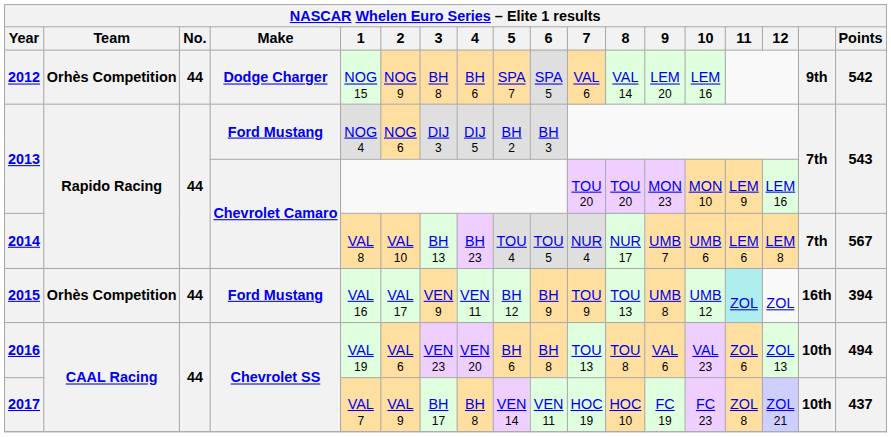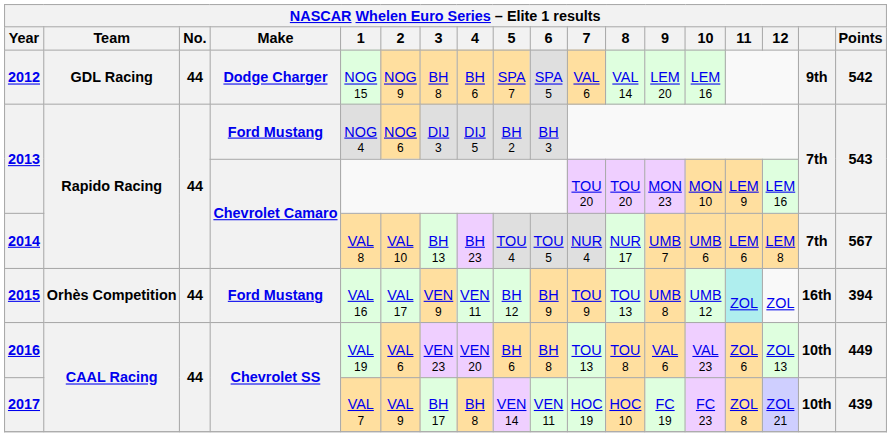(112, 77) Orhès Competition -> (112, 77) GDL Racing
(860, 349) 494 -> (860, 349) 449
(860, 404) 437 -> (860, 404) 439
